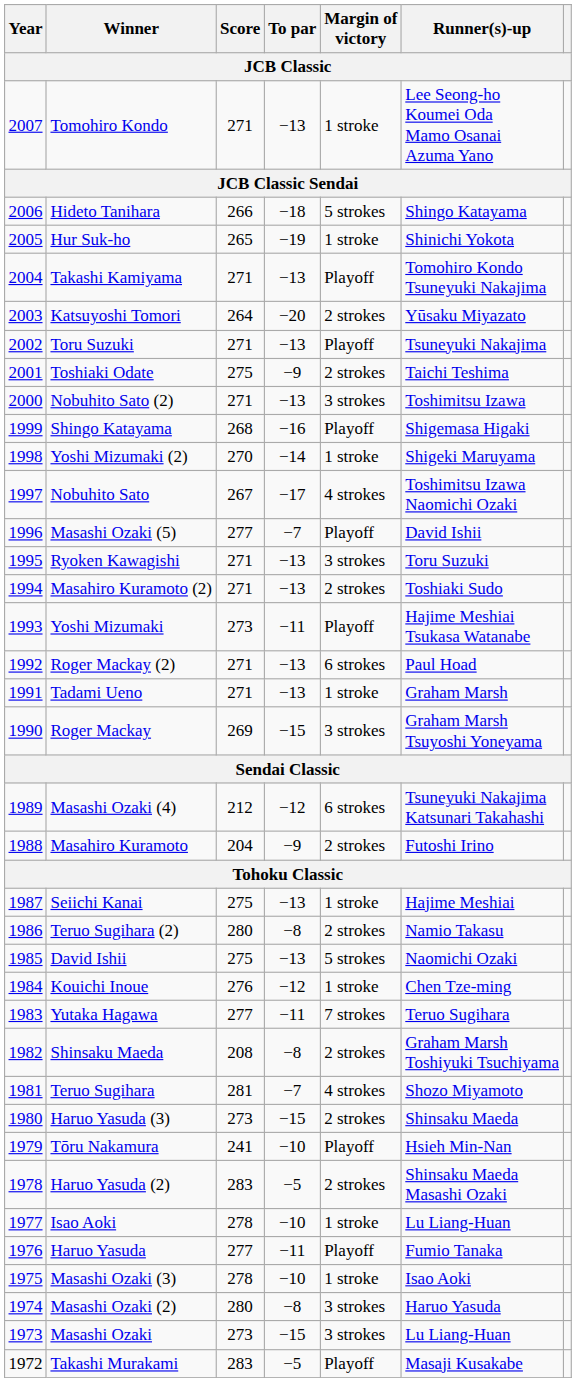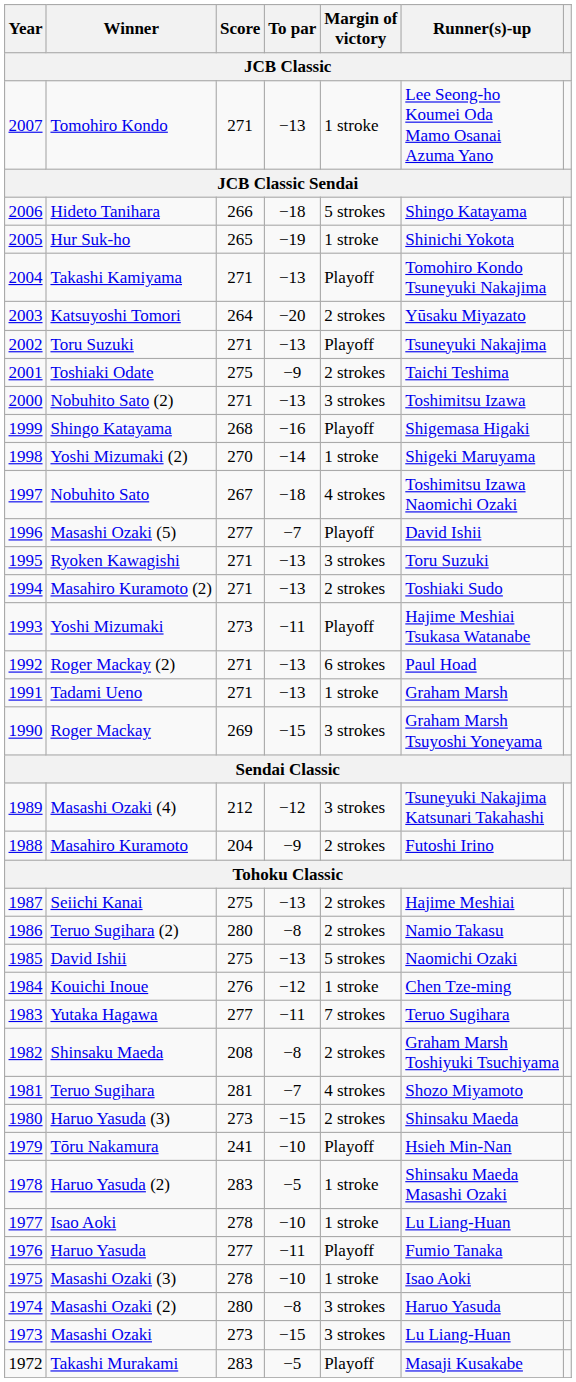(292, 494) −17 -> (292, 494) −18
(355, 807) 6 strokes -> (355, 807) 3 strokes
(351, 901) 1 stroke -> (355, 901) 2 strokes
(355, 1184) 2 strokes -> (351, 1184) 1 stroke
